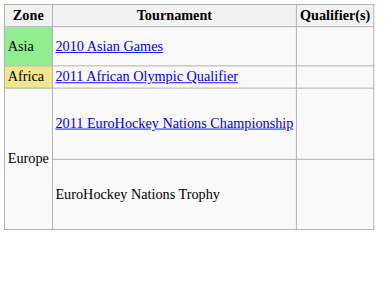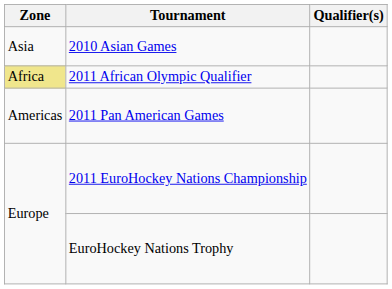(21, 46) lightgreen background -> (21, 46) no background
+ row: (146, 115)
